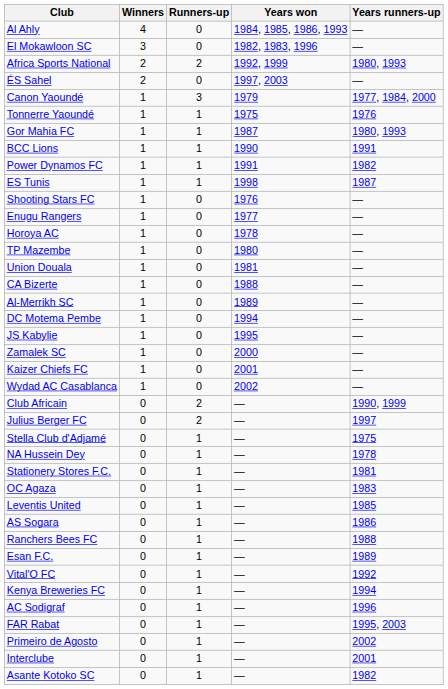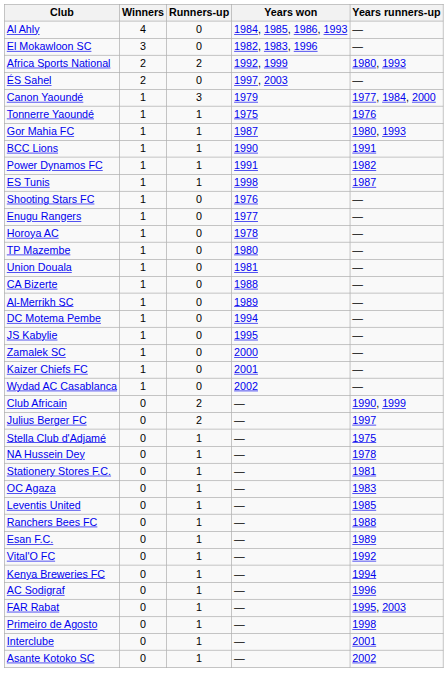- row: (33, 523)
(364, 642) 2002 -> (364, 625) 1998
(364, 676) 1982 -> (364, 659) 2002
